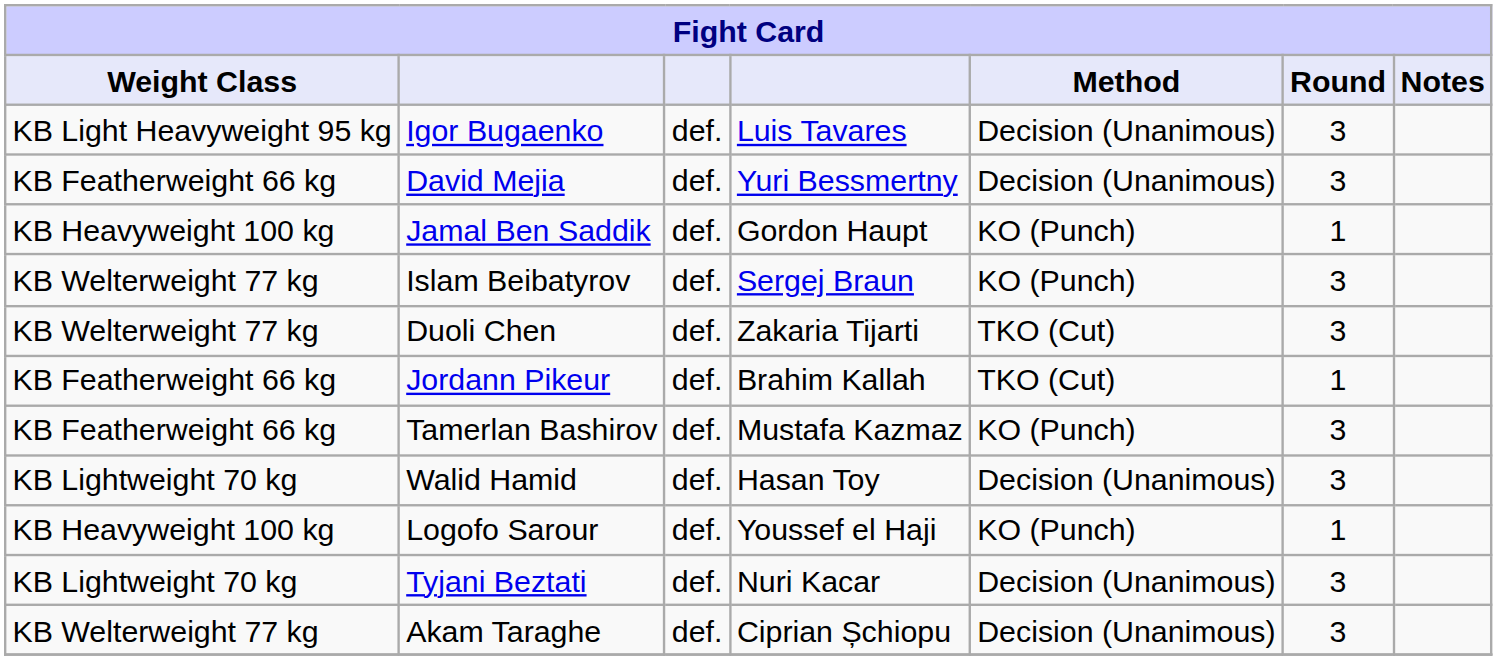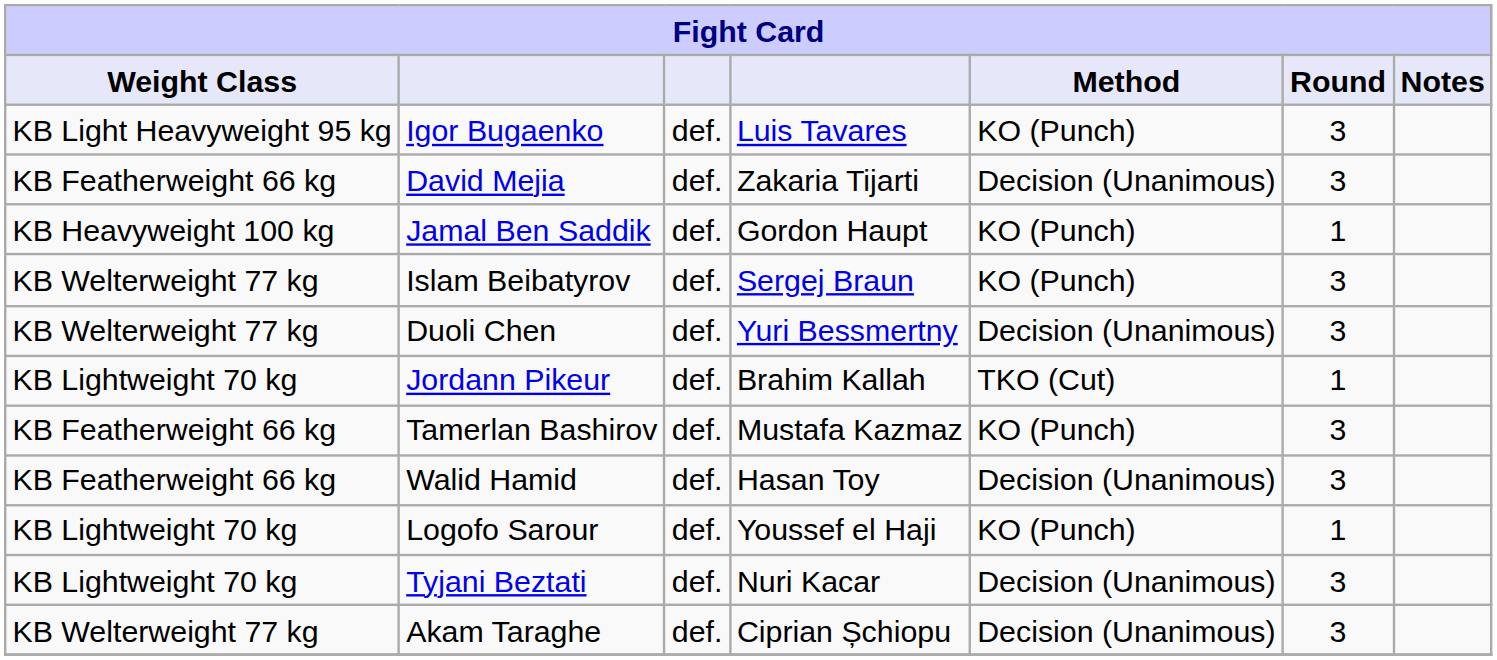(1126, 130) Decision (Unanimous) -> (1056, 130) KO (Punch)
(847, 180) Yuri Bessmertny -> (828, 180) Zakaria Tijarti
(828, 330) Zakaria Tijarti -> (847, 330) Yuri Bessmertny
(1046, 330) TKO (Cut) -> (1126, 330) Decision (Unanimous)
(174, 380) KB Featherweight 66 kg -> (155, 380) KB Lightweight 70 kg
(155, 480) KB Lightweight 70 kg -> (174, 480) KB Featherweight 66 kg
(173, 530) KB Heavyweight 100 kg -> (155, 530) KB Lightweight 70 kg
